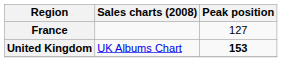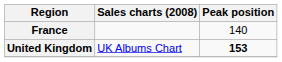(238, 30) 127 -> (238, 30) 140
